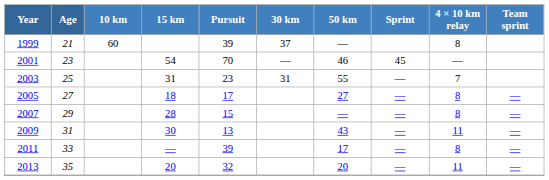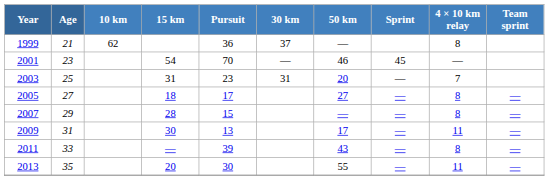(113, 43) 60 -> (113, 43) 62
(228, 43) 39 -> (228, 43) 36
(343, 78) 55 -> (343, 78) 20
(343, 131) 43 -> (343, 131) 17
(343, 148) 17 -> (343, 148) 43
(228, 166) 32 -> (228, 166) 30
(343, 166) 20 -> (343, 166) 55
